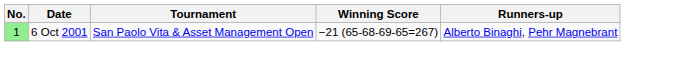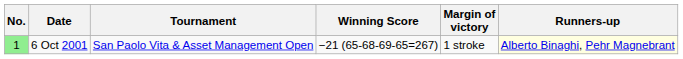+ column: (469, 20)
(530, 32) no background -> (588, 45) lightyellow background
